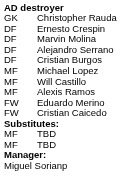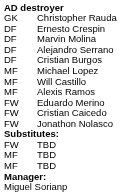+ row: (11, 123)
+ row: (11, 145)
